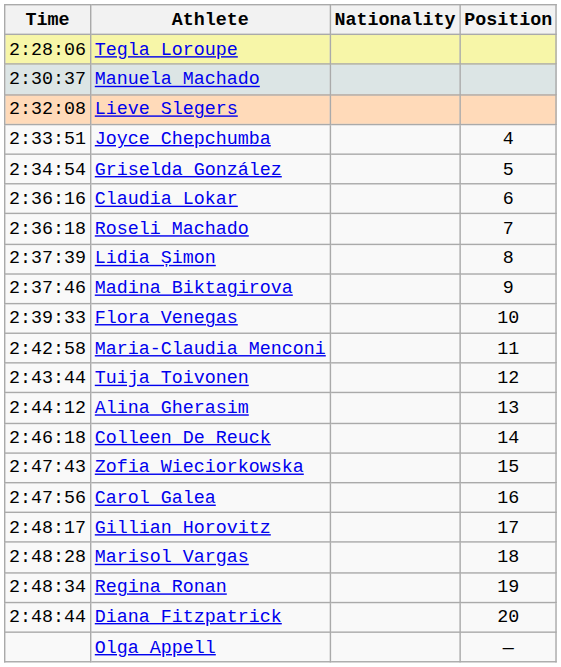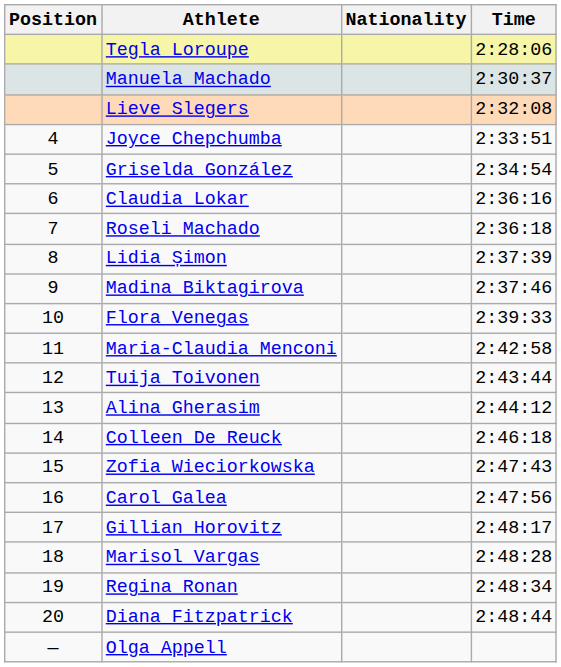columns swapped: (508, 20) <-> (48, 20)
